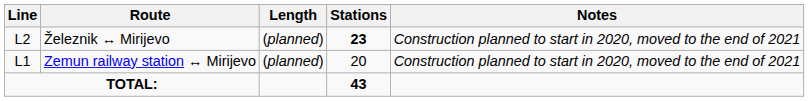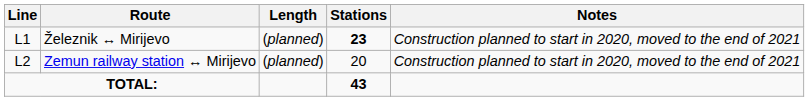(23, 38) L2 -> (23, 38) L1
(23, 61) L1 -> (23, 61) L2
